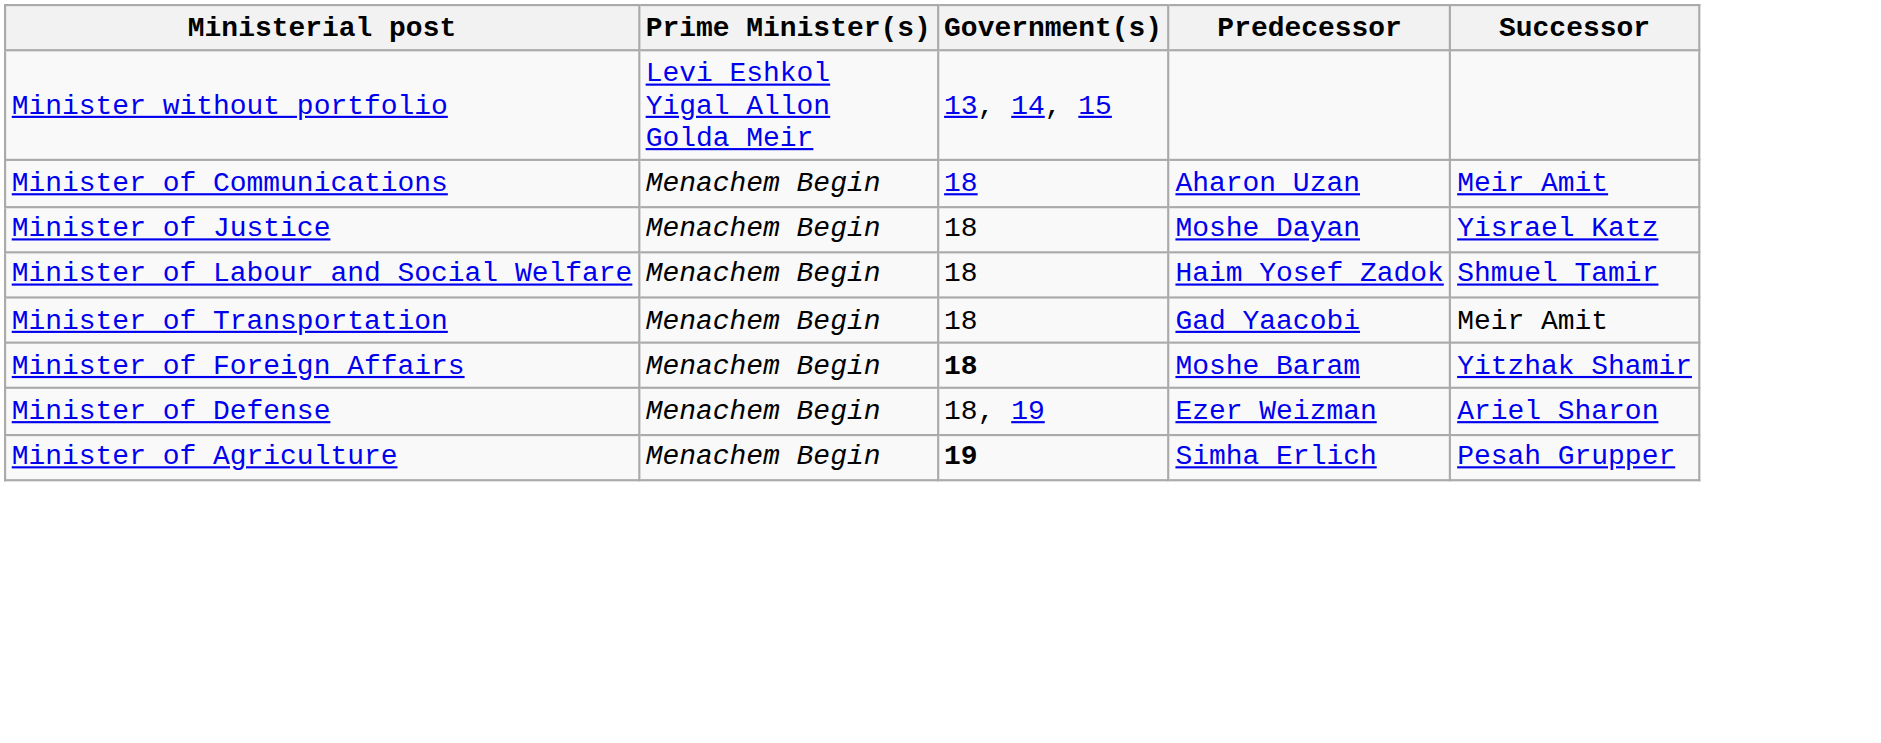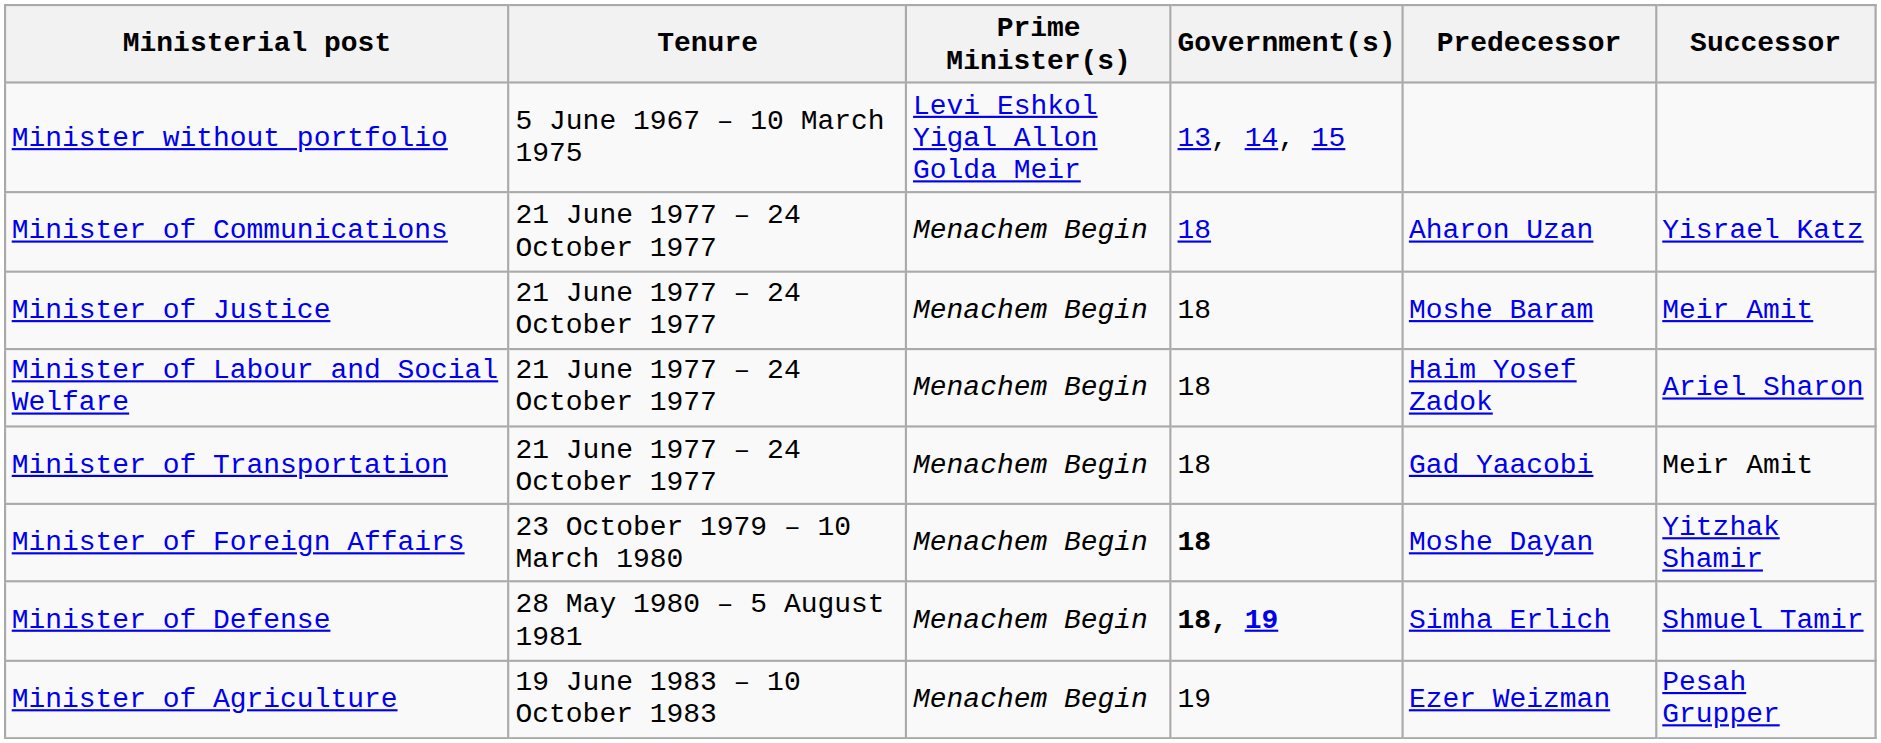+ column: (708, 44)
(1533, 183) Meir Amit -> (1763, 232) Yisrael Katz
(1268, 229) Moshe Dayan -> (1501, 310) Moshe Baram
(1558, 229) Yisrael Katz -> (1738, 310) Meir Amit
(1558, 275) Shmuel Tamir -> (1763, 387) Ariel Sharon
(1268, 366) Moshe Baram -> (1501, 543) Moshe Dayan
(994, 411) normal -> (1228, 621) bold
(1276, 411) Ezer Weizman -> (1510, 621) Simha Erlich
(1558, 411) Ariel Sharon -> (1763, 621) Shmuel Tamir
(961, 457) bold -> (1194, 699) normal
(1276, 457) Simha Erlich -> (1510, 699) Ezer Weizman
